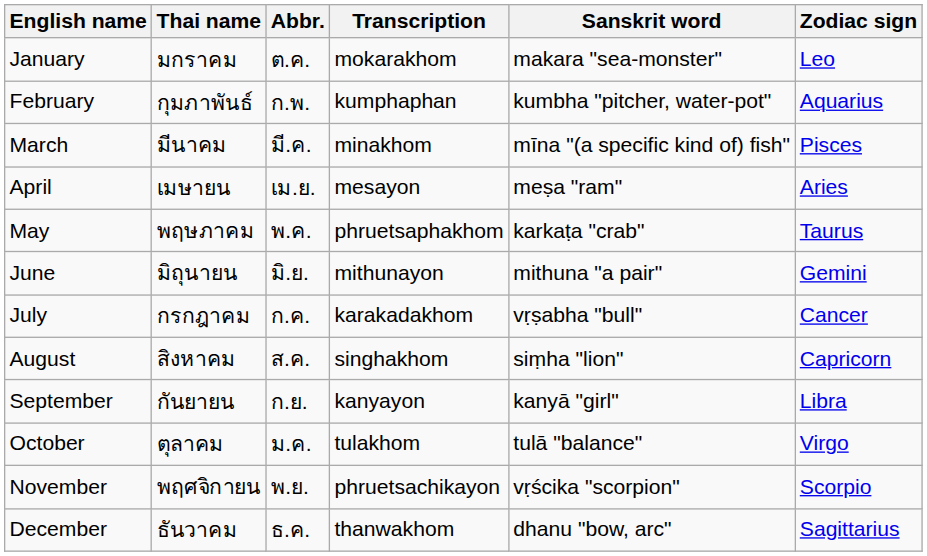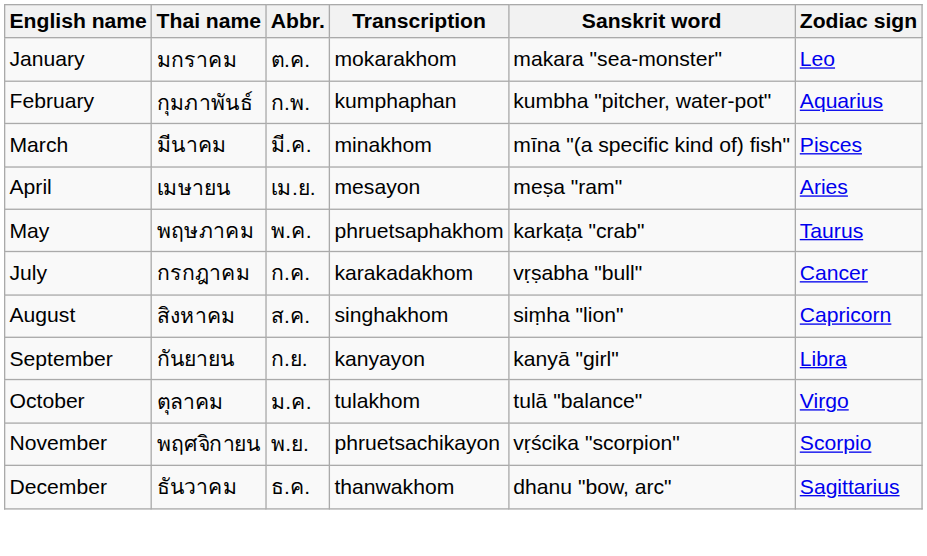- row: (32, 273)
